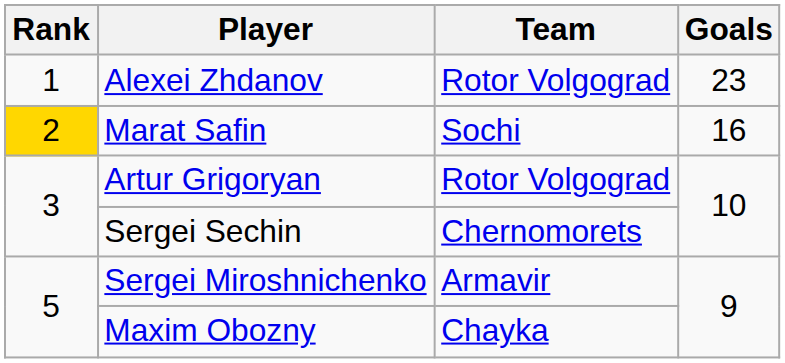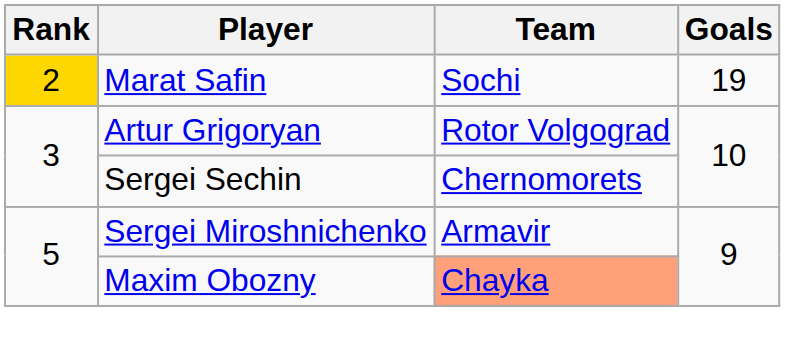- row: (214, 79)
(729, 130) 16 -> (729, 79) 19
(495, 331) no background -> (495, 280) lightsalmon background
